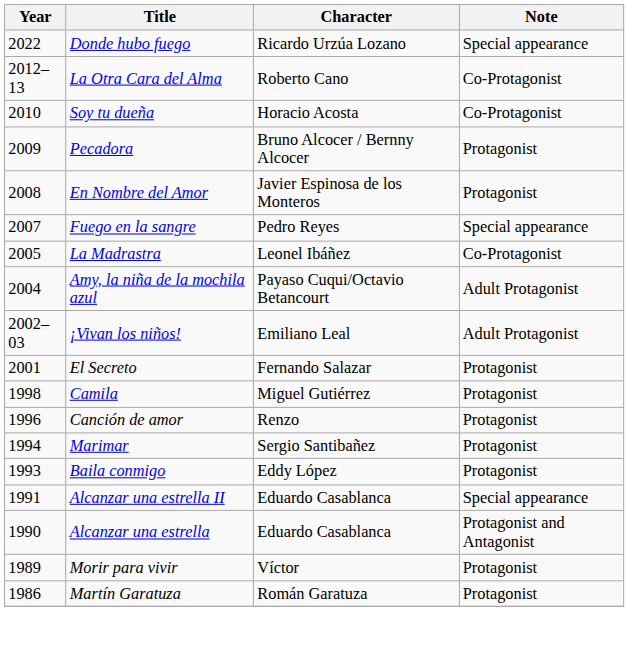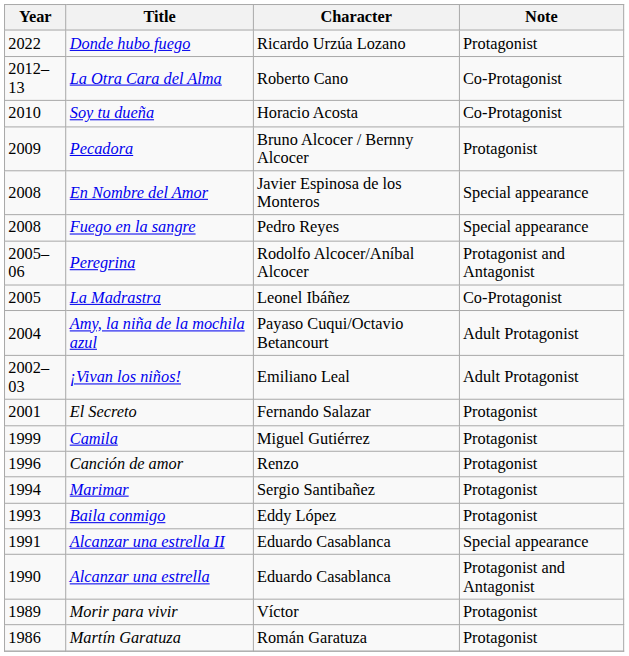(525, 43) Special appearance -> (500, 43) Protagonist
(500, 192) Protagonist -> (526, 192) Special appearance
(25, 227) 2007 -> (25, 227) 2008
+ row: (103, 262)
(25, 393) 1998 -> (25, 438) 1999
